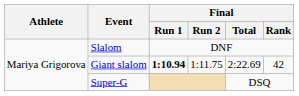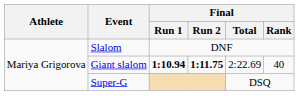(206, 64) normal -> (207, 64) bold
(278, 64) 42 -> (279, 64) 40
